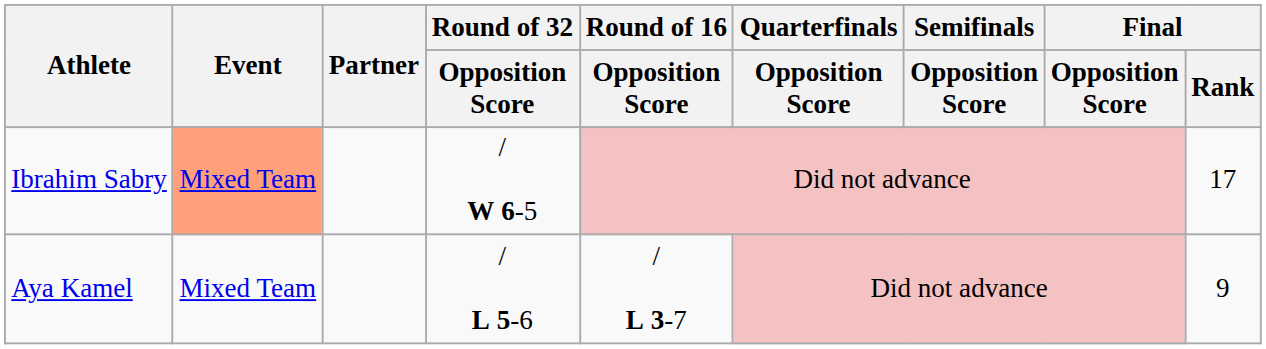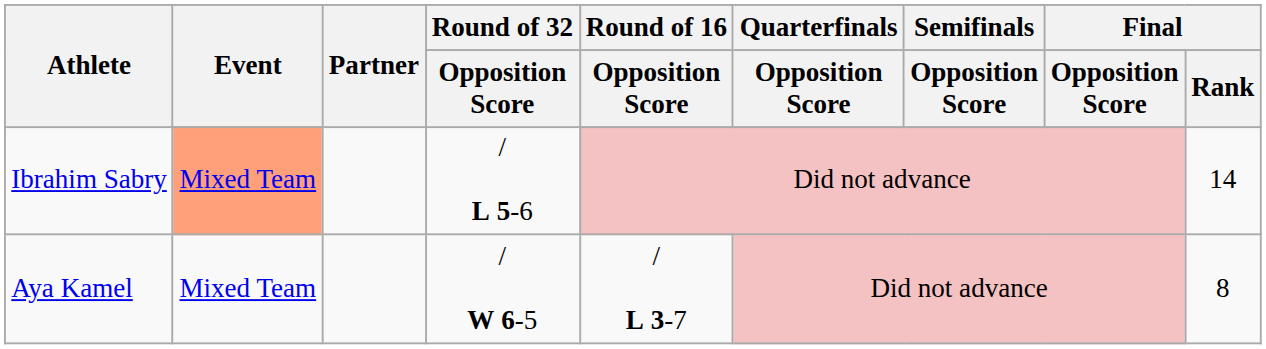(502, 180) / W 6-5 -> (502, 180) / L 5-6
(1223, 180) 17 -> (1223, 180) 14
(502, 289) / L 5-6 -> (502, 289) / W 6-5
(1223, 289) 9 -> (1223, 289) 8
